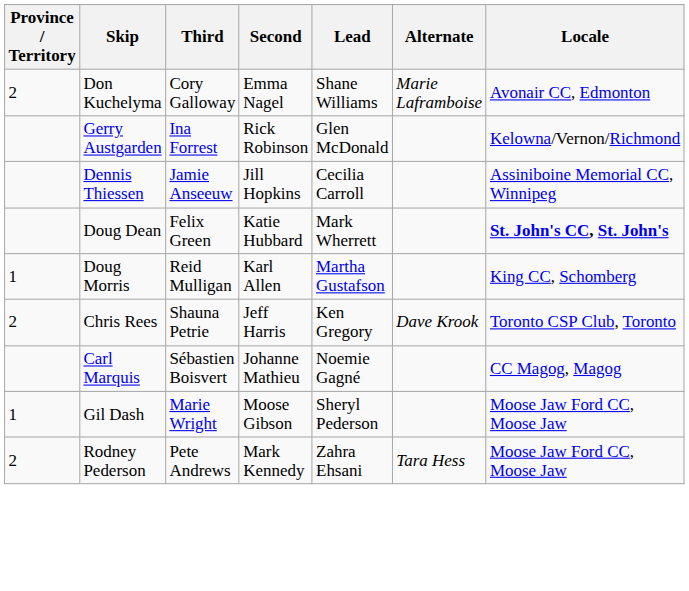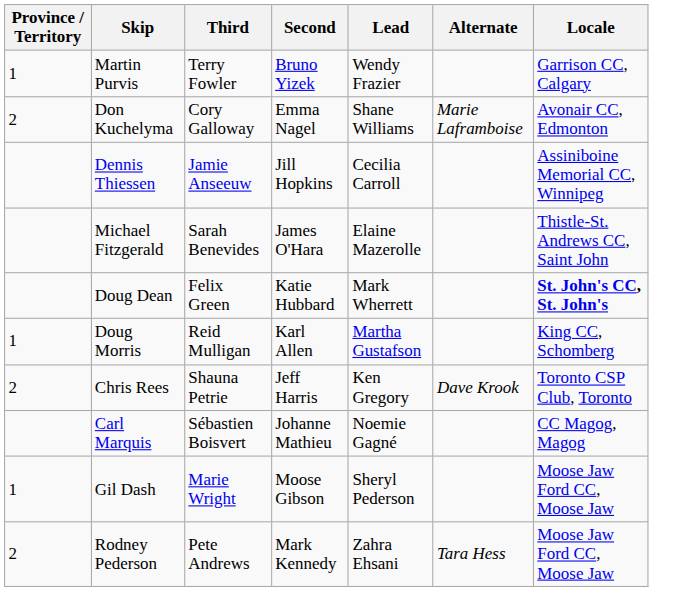+ row: (118, 73)
- row: (123, 138)
+ row: (129, 240)
